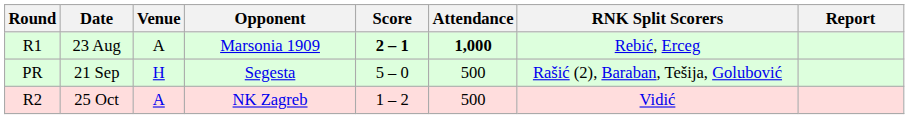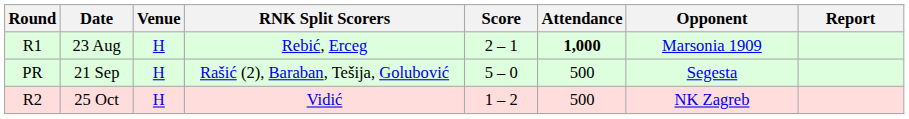columns swapped: (270, 18) <-> (657, 18)
(159, 45) A -> (159, 45) H
(392, 45) bold -> (501, 45) normal
(159, 100) A -> (159, 100) H
